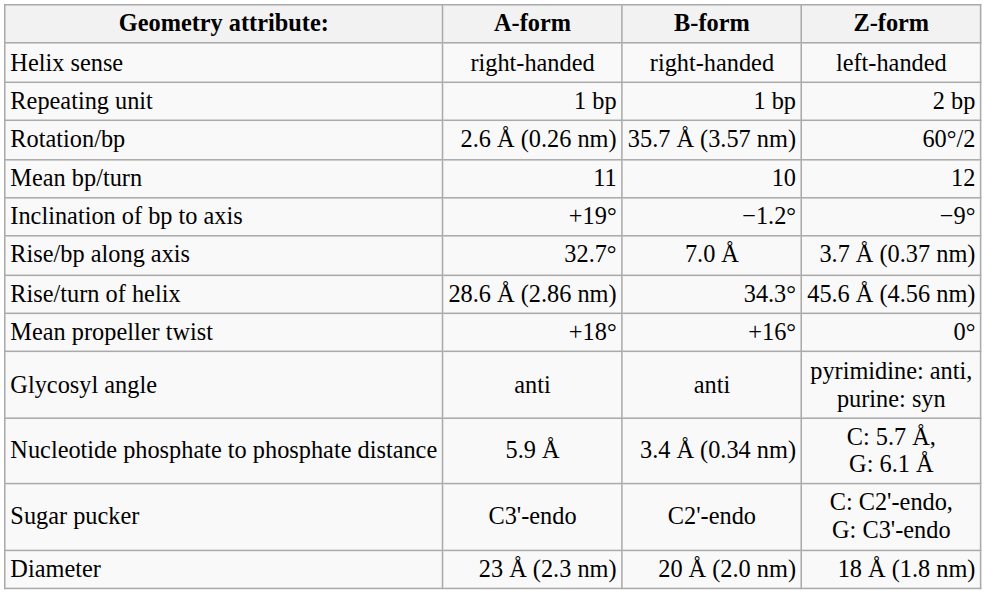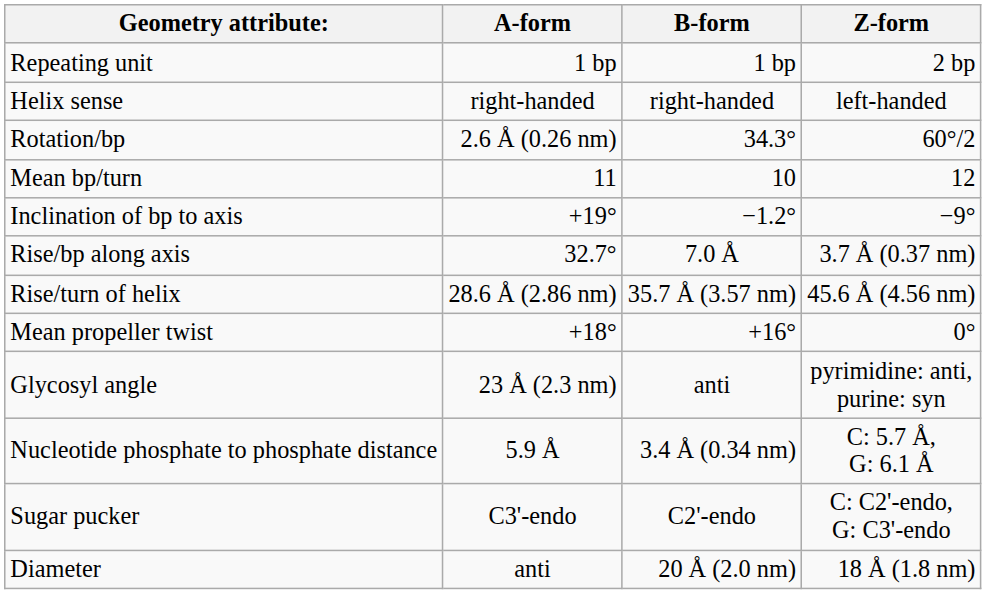rows swapped: (67, 62) <-> (82, 100)
(712, 139) 35.7 Å (3.57 nm) -> (770, 139) 34.3°
(770, 293) 34.3° -> (712, 293) 35.7 Å (3.57 nm)
(533, 384) anti -> (548, 384) 23 Å (2.3 nm)
(548, 568) 23 Å (2.3 nm) -> (533, 568) anti
